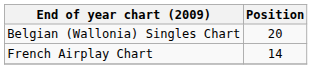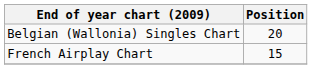(275, 54) 14 -> (275, 54) 15
